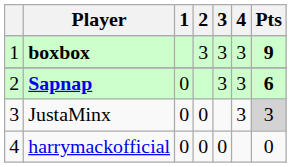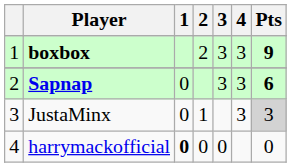(203, 51) 3 -> (203, 51) 2
(203, 114) 0 -> (203, 114) 1
(184, 146) normal -> (184, 146) bold
